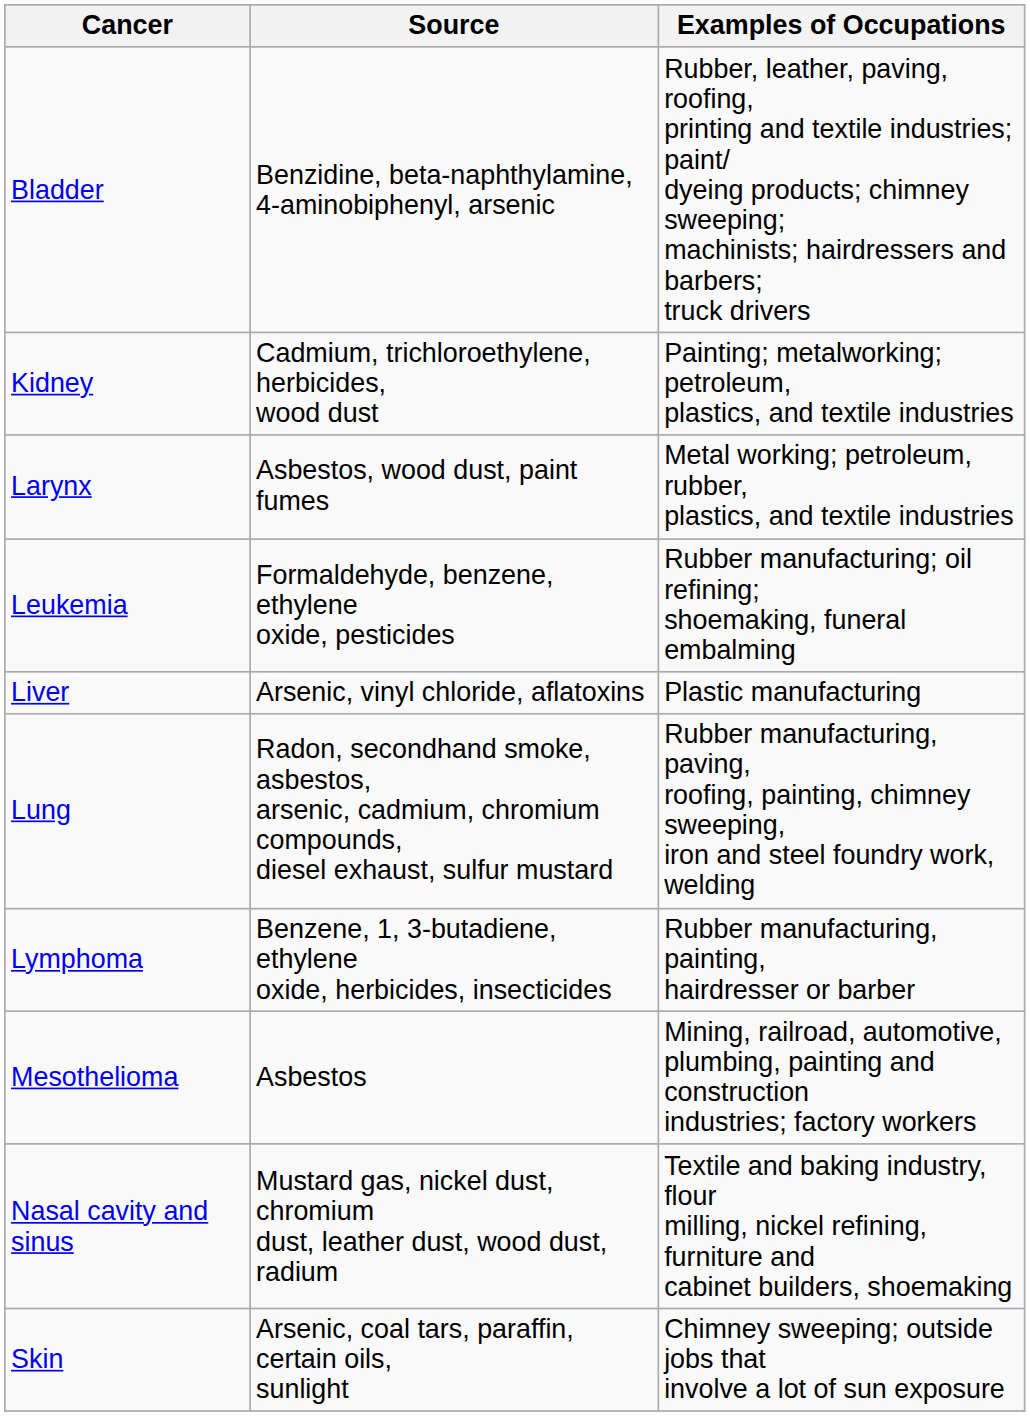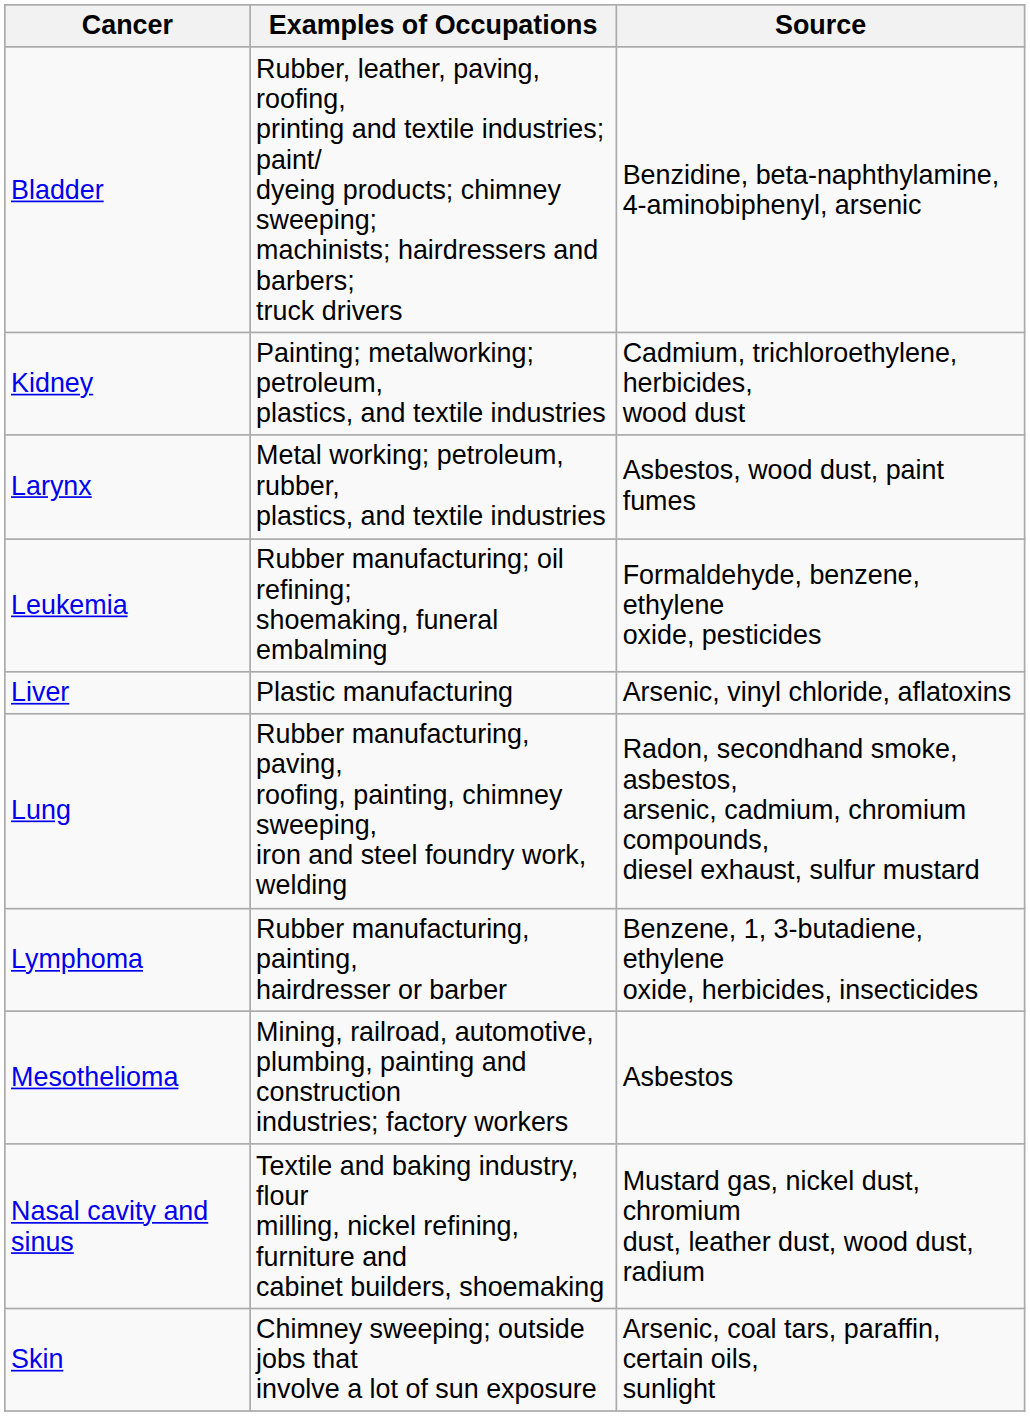columns swapped: (454, 25) <-> (841, 25)
